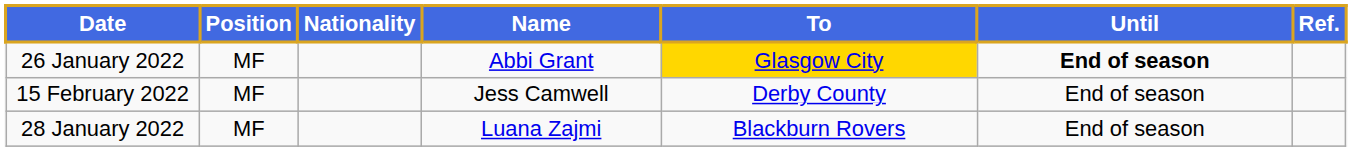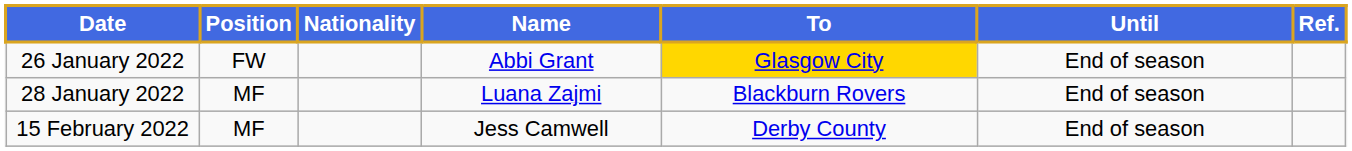(249, 60) MF -> (249, 60) FW
(1135, 60) bold -> (1135, 60) normal
rows swapped: (103, 129) <-> (103, 95)
